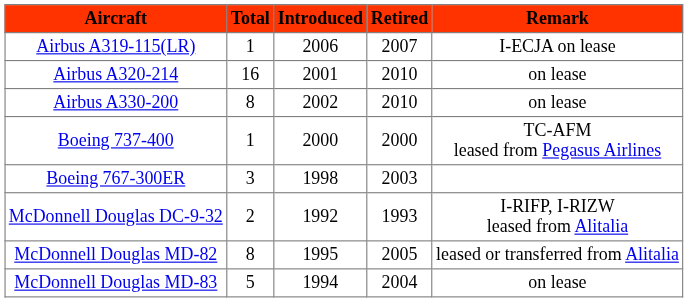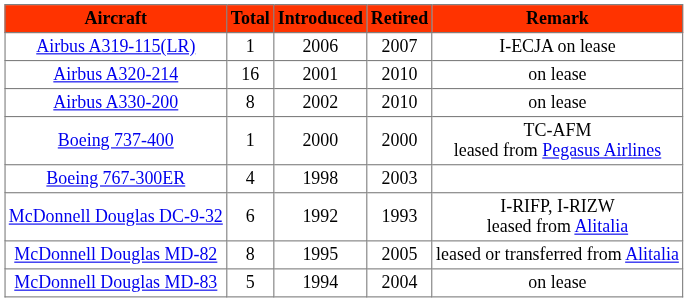(250, 178) 3 -> (250, 178) 4
(250, 216) 2 -> (250, 216) 6
